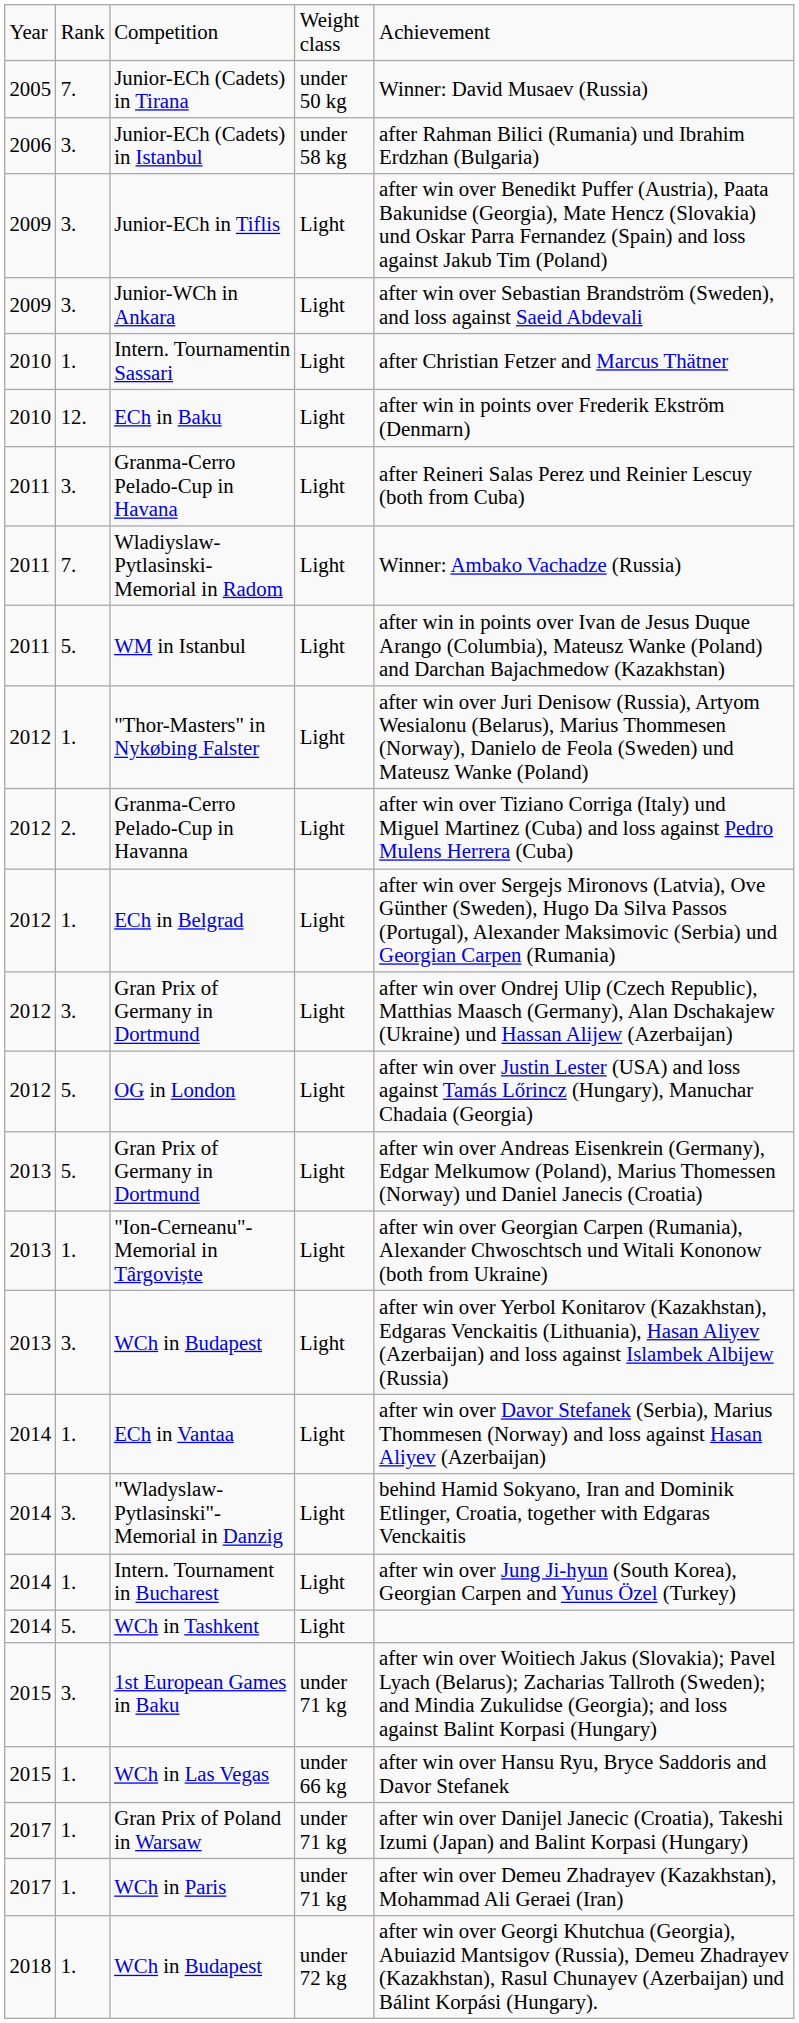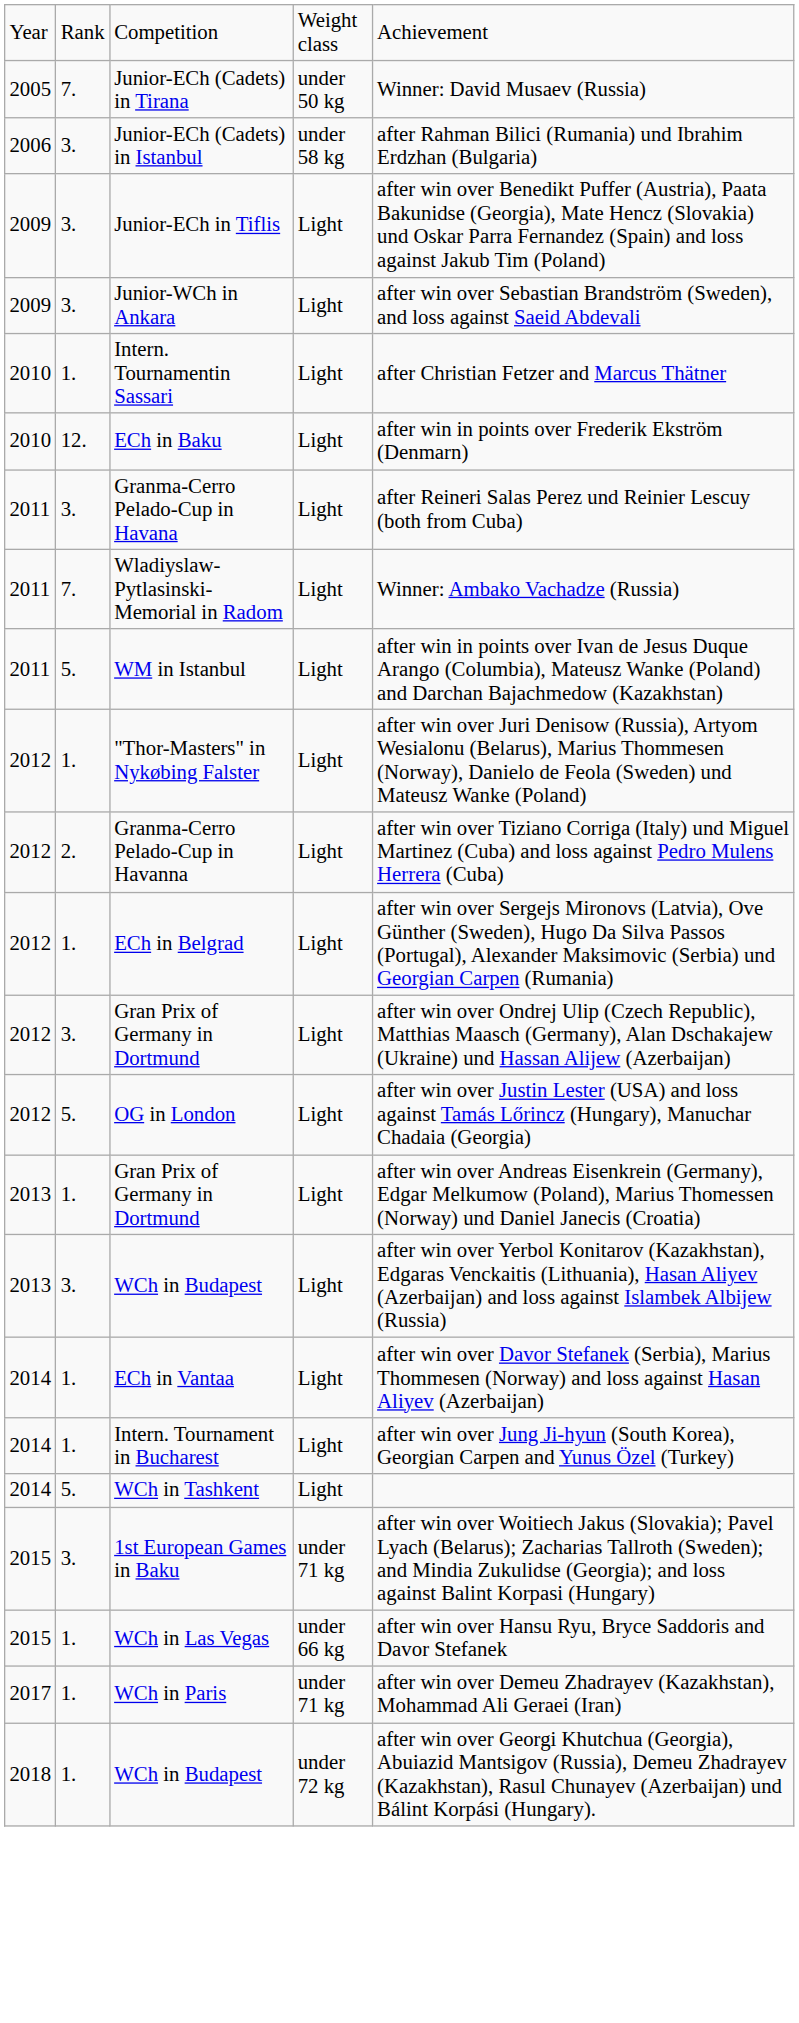(68, 1171) 5. -> (68, 1194) 1.
- row: (30, 1250)
- row: (30, 1513)
- row: (30, 1830)
